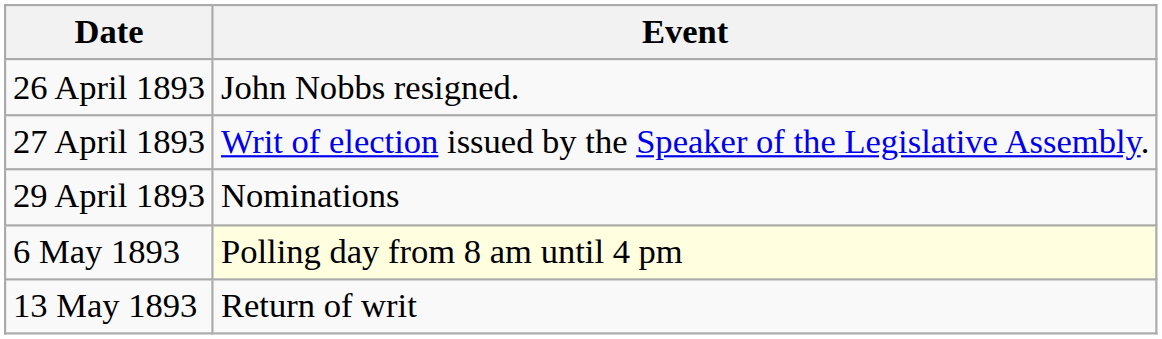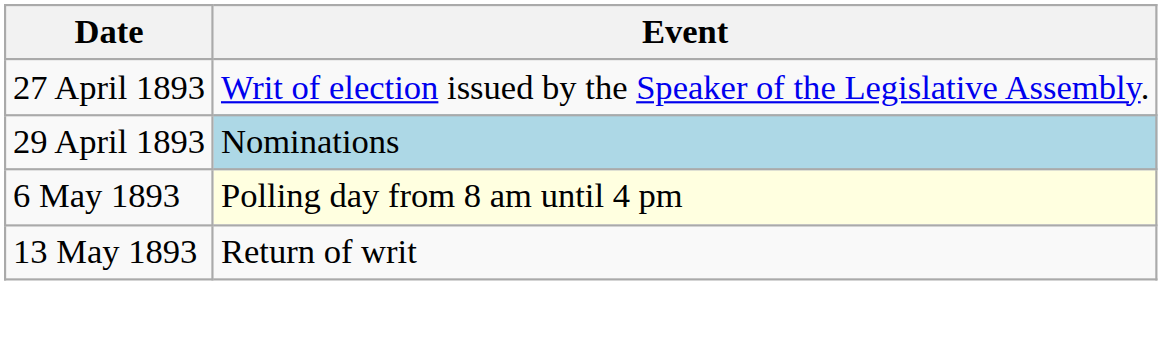- row: (109, 86)
(310, 196) no background -> (310, 141) lightblue background
